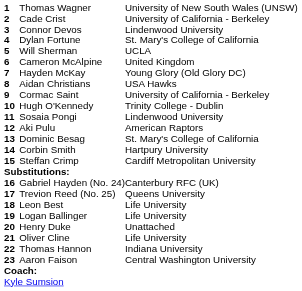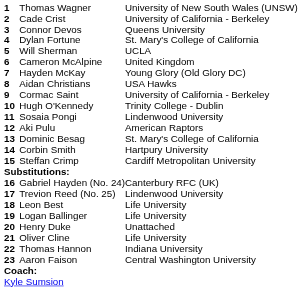(174, 29) Lindenwood University -> (165, 29) Queens University
(165, 194) Queens University -> (174, 194) Lindenwood University
